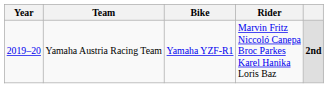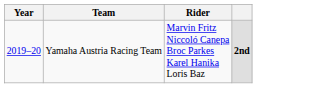- column: (200, 12)
